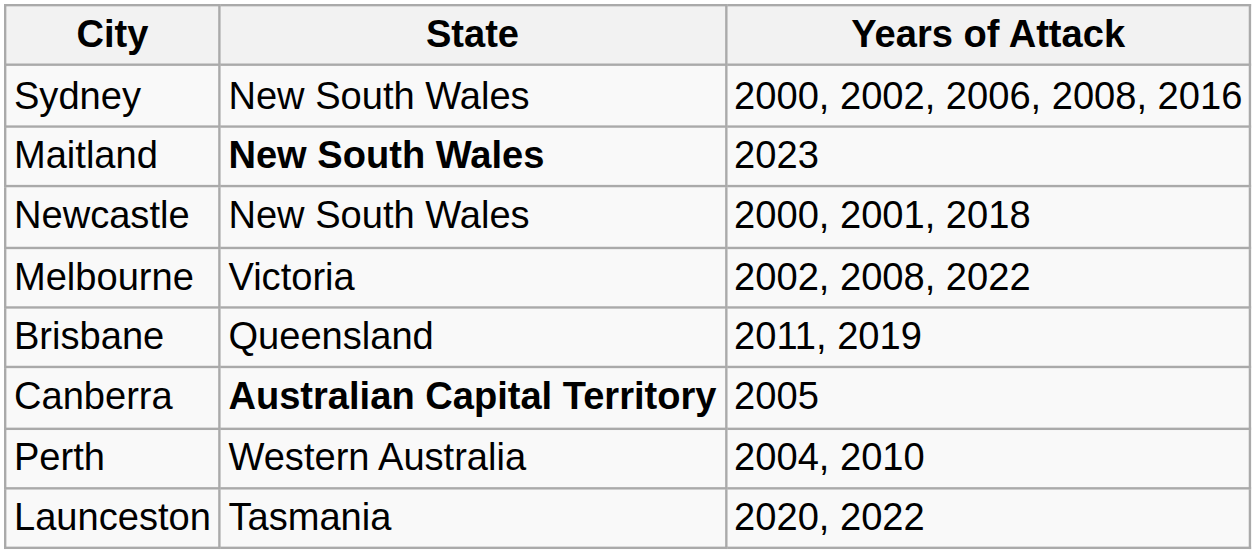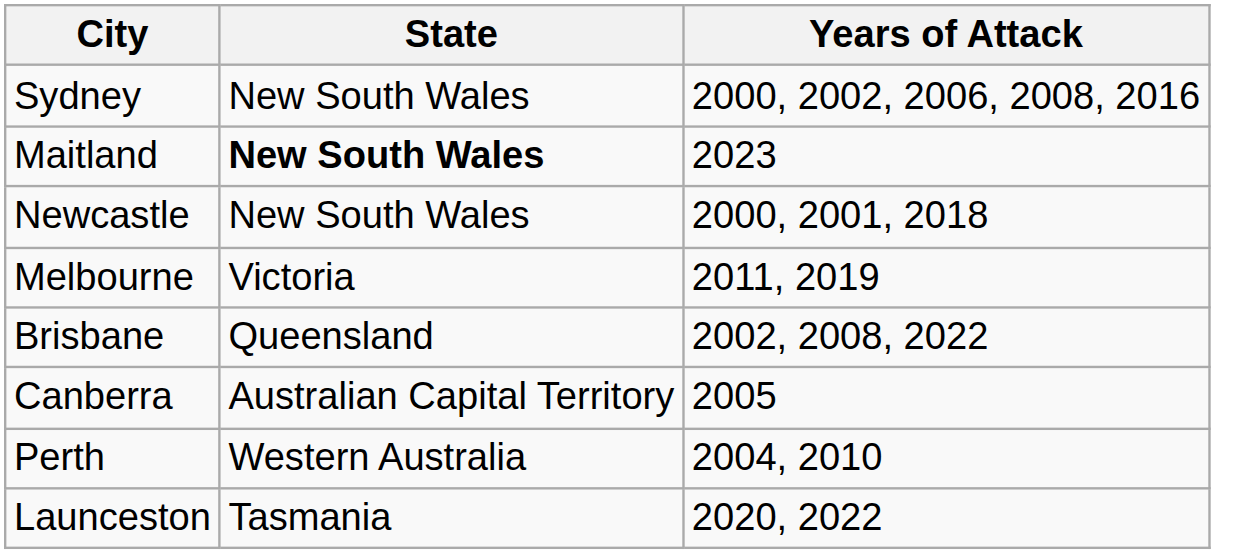(882, 276) 2002, 2008, 2022 -> (786, 276) 2011, 2019
(828, 336) 2011, 2019 -> (840, 336) 2002, 2008, 2022
(472, 397) bold -> (451, 397) normal
